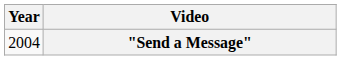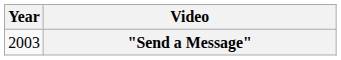(24, 42) 2004 -> (24, 42) 2003
